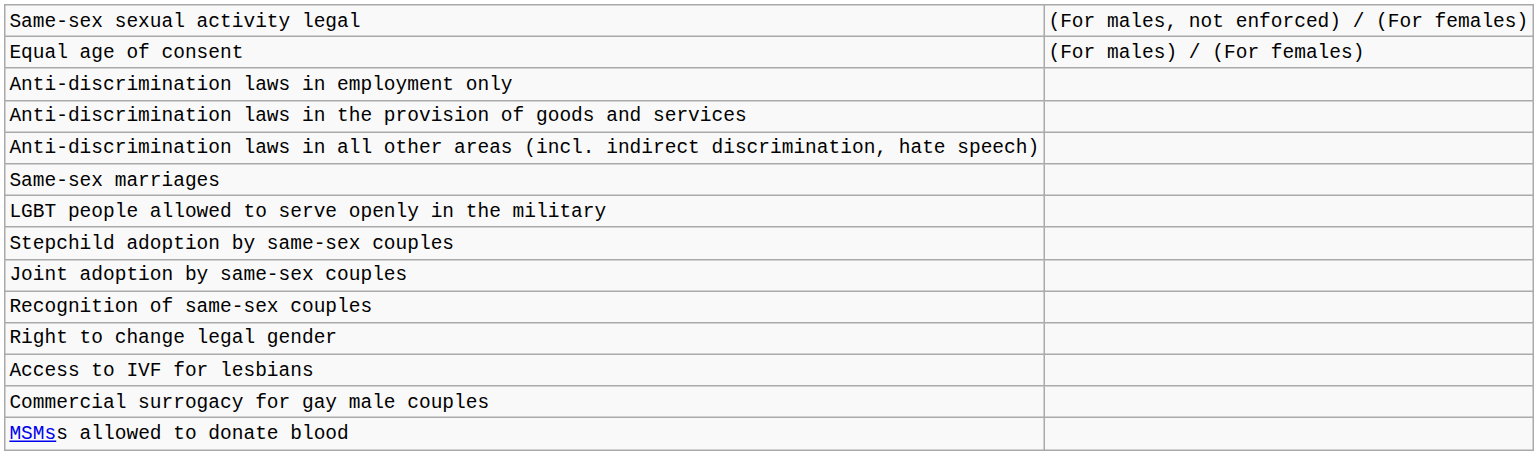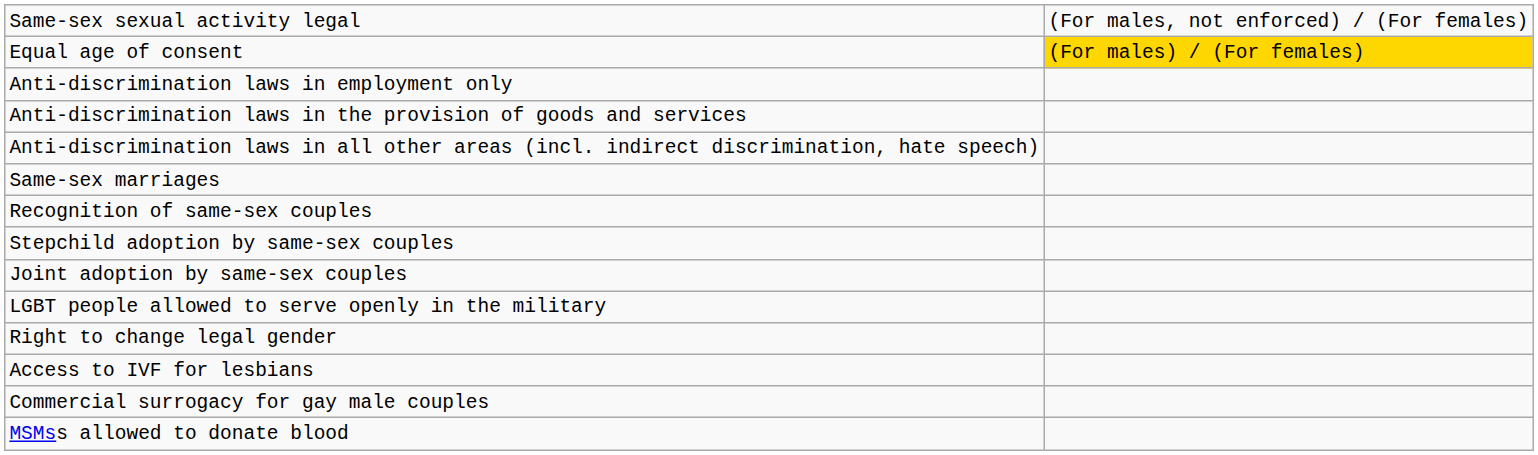(1206, 52) no background -> (1206, 52) gold background
rows swapped: (191, 307) <-> (308, 211)
